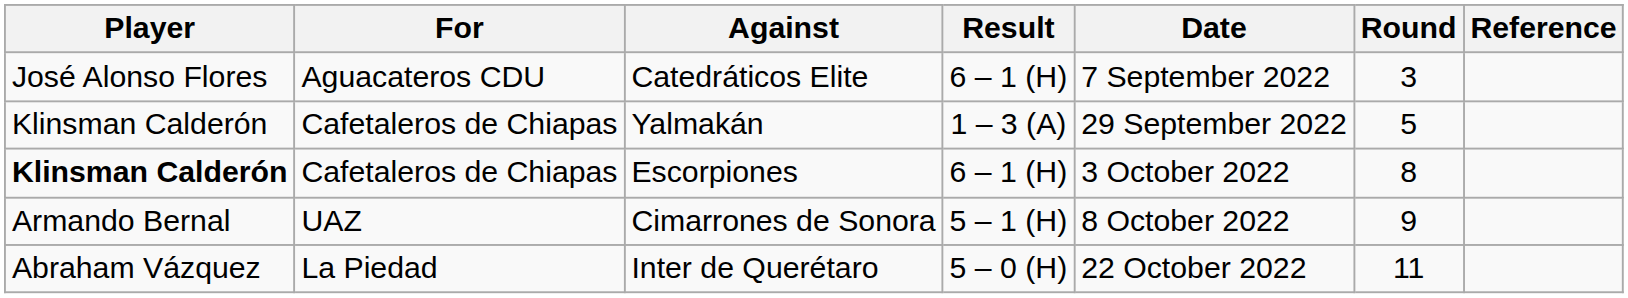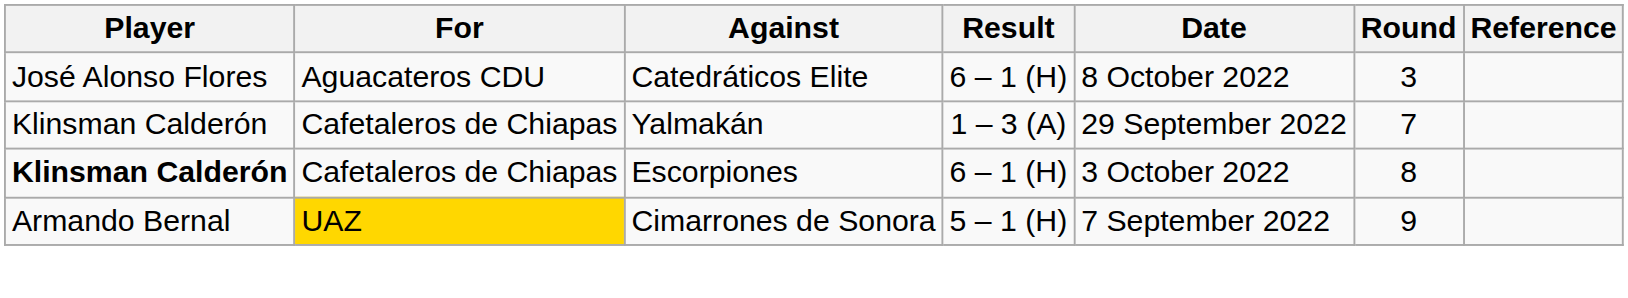(1206, 76) 7 September 2022 -> (1185, 76) 8 October 2022
(1409, 124) 5 -> (1409, 124) 7
(332, 220) no background -> (332, 220) gold background
(1185, 220) 8 October 2022 -> (1206, 220) 7 September 2022
- row: (755, 268)
